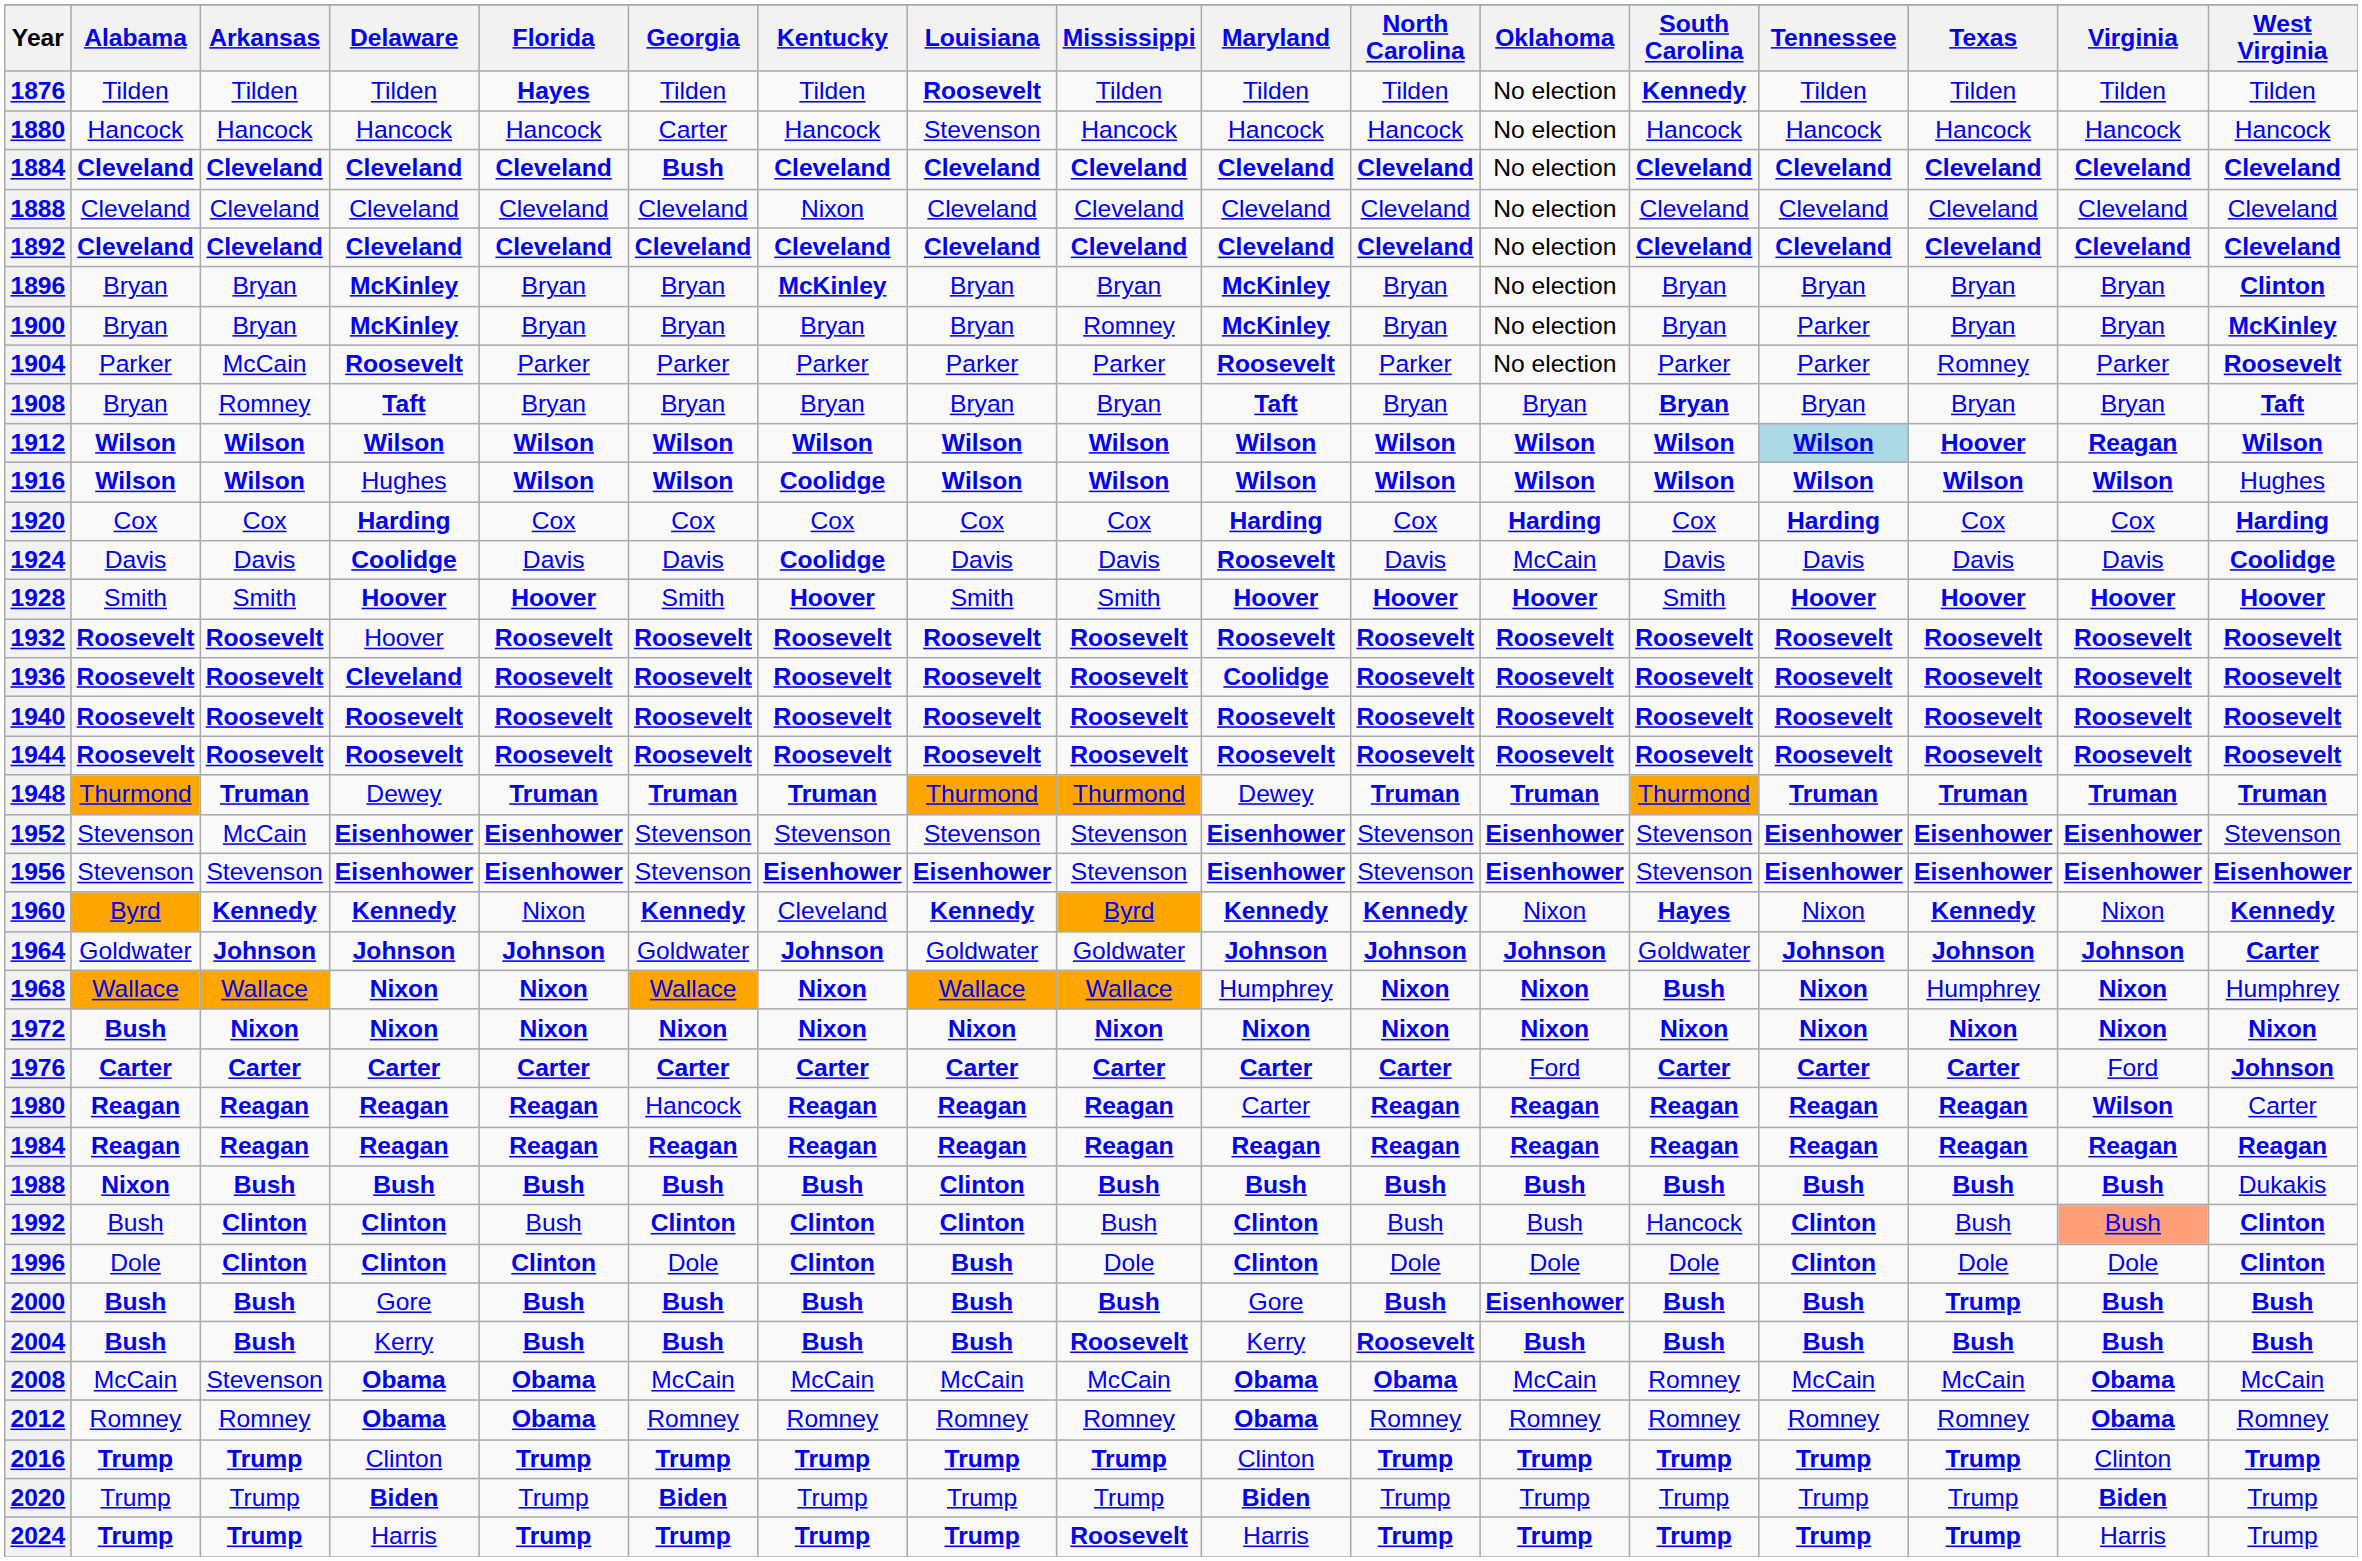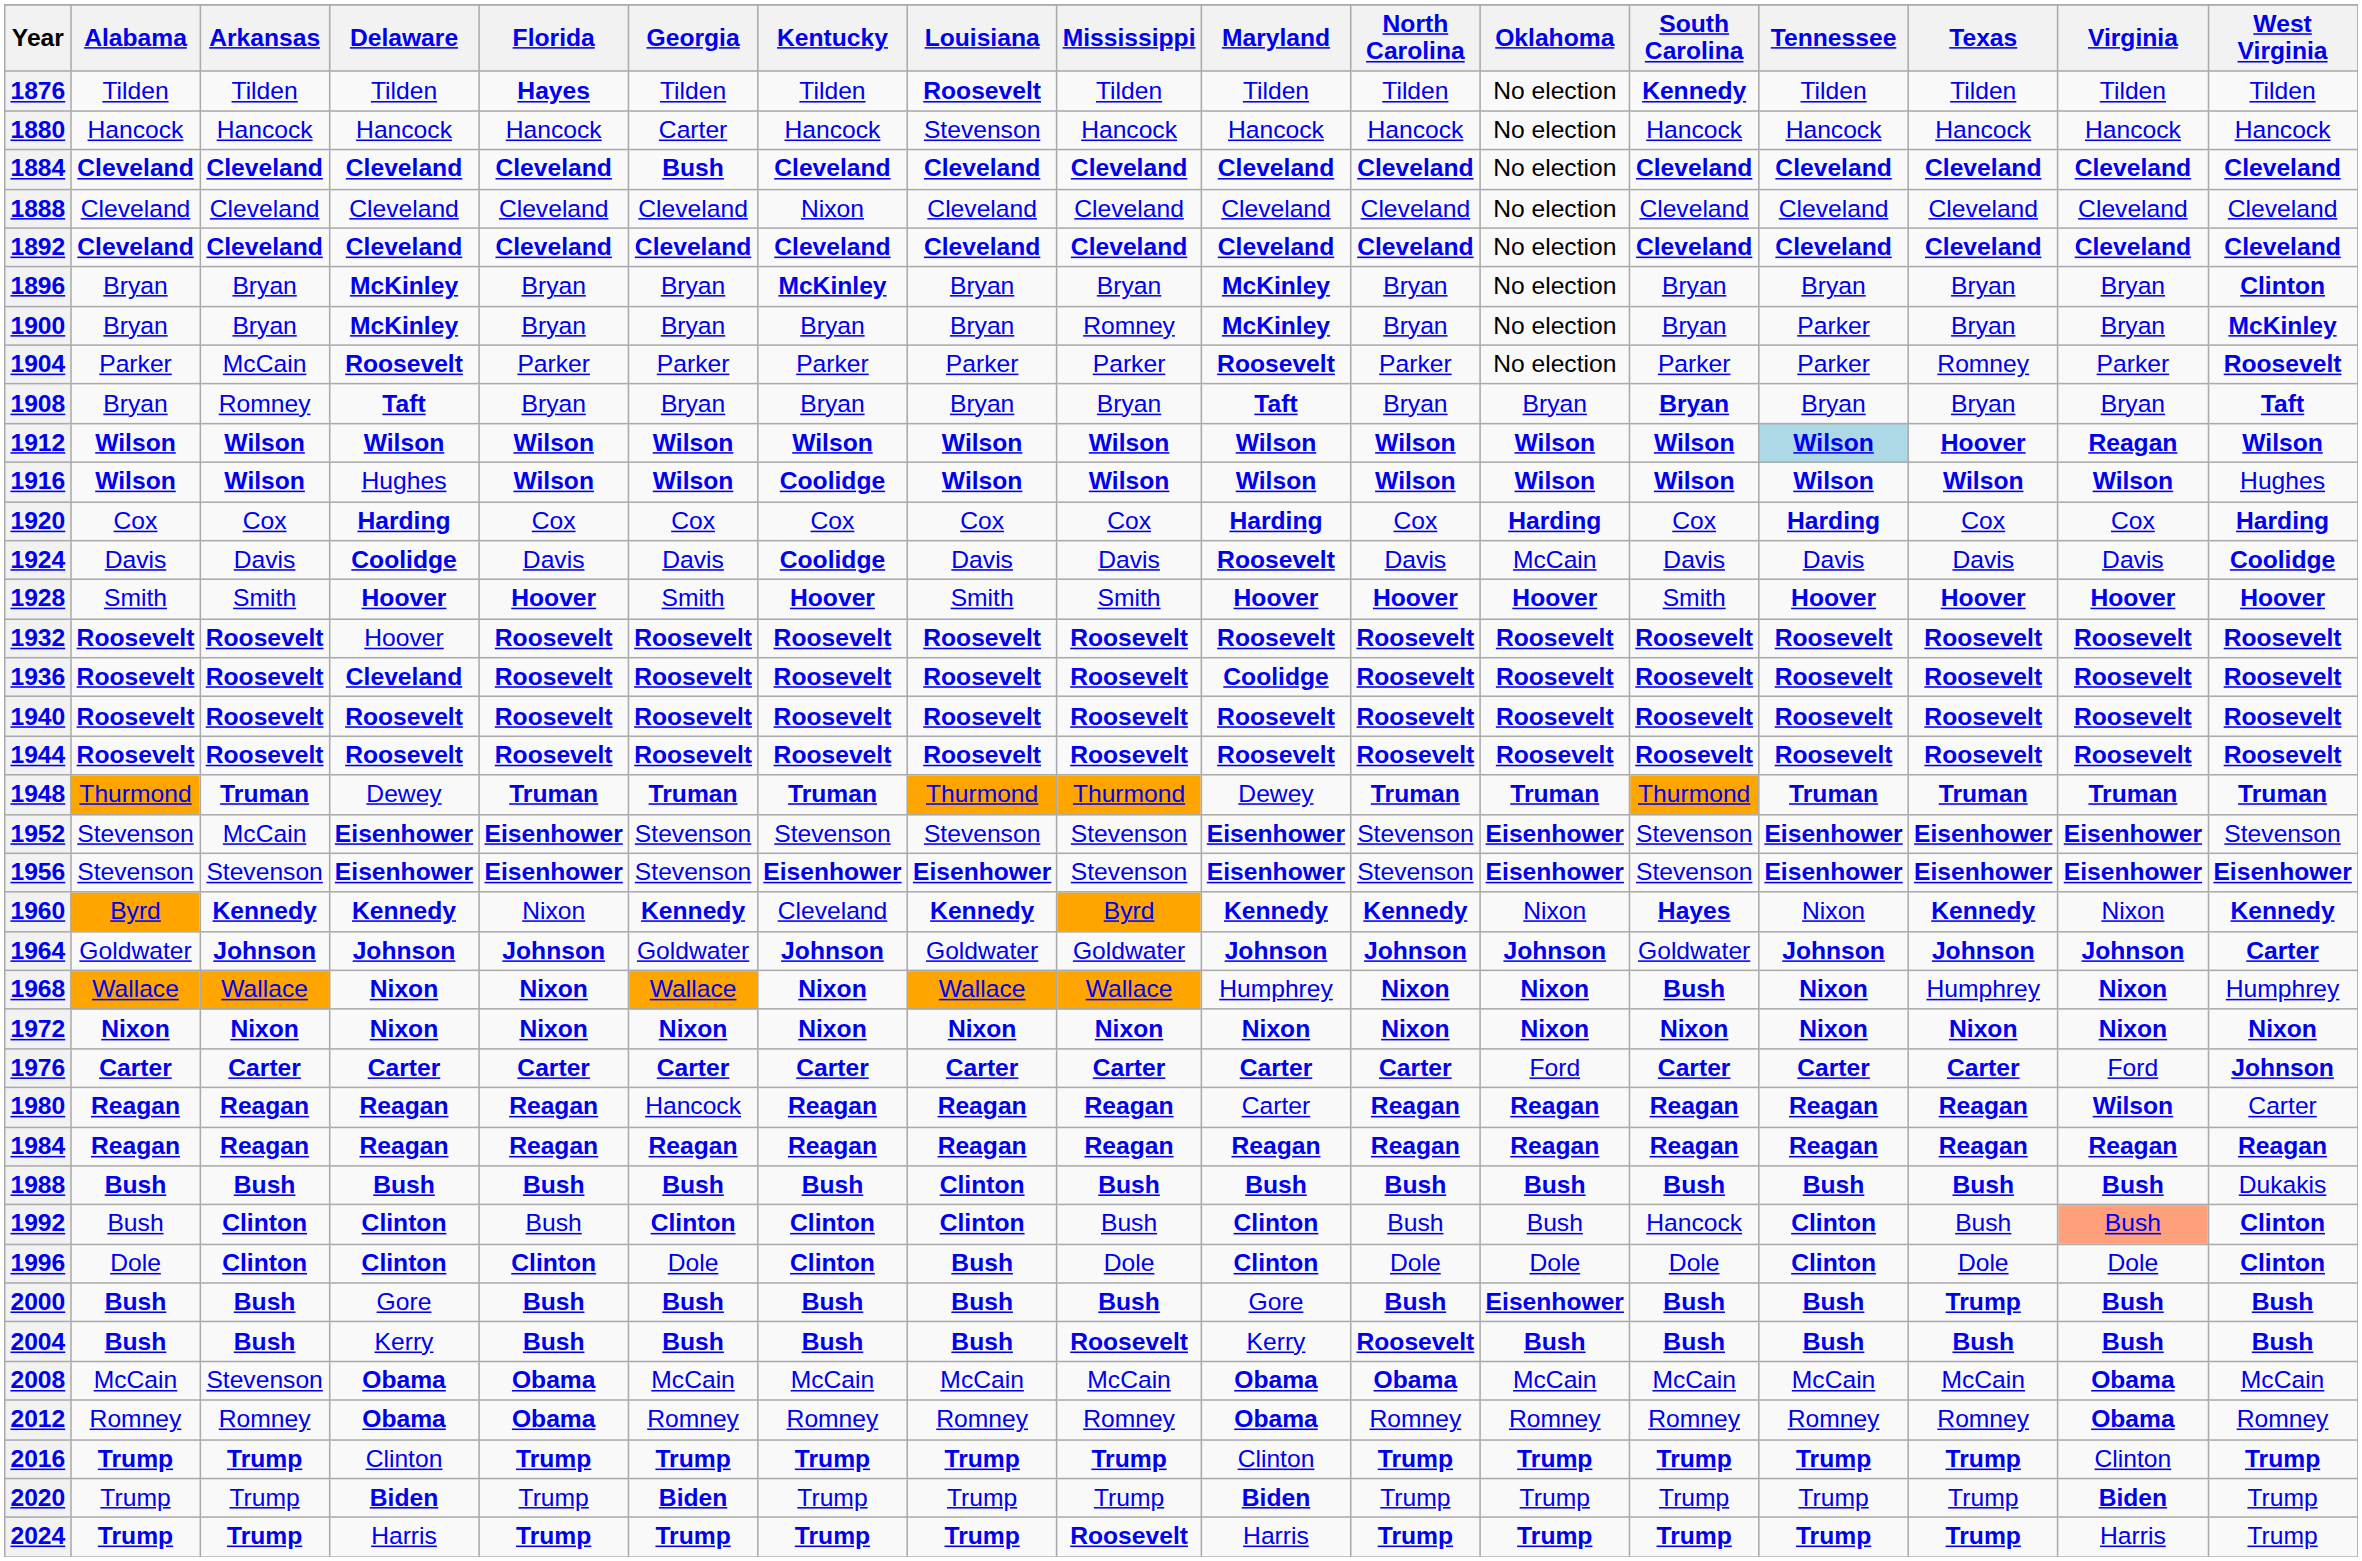(136, 1028) Bush -> (135, 1028) Nixon
(135, 1185) Nixon -> (136, 1185) Bush
(1694, 1380) Romney -> (1694, 1380) McCain
